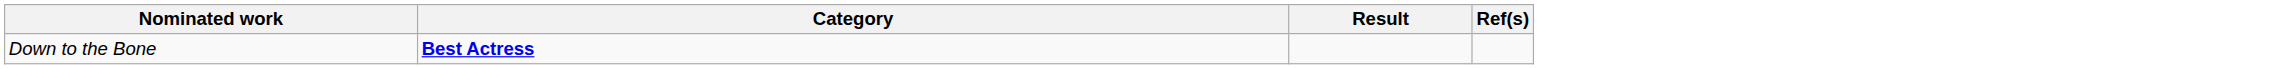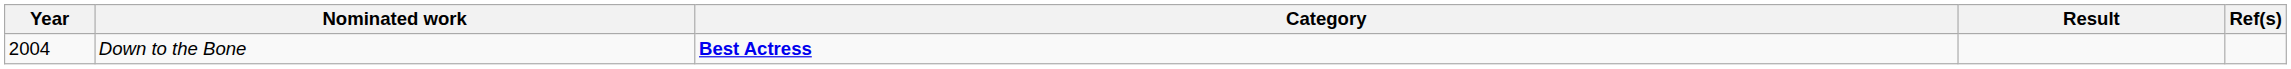+ column: (50, 19)
